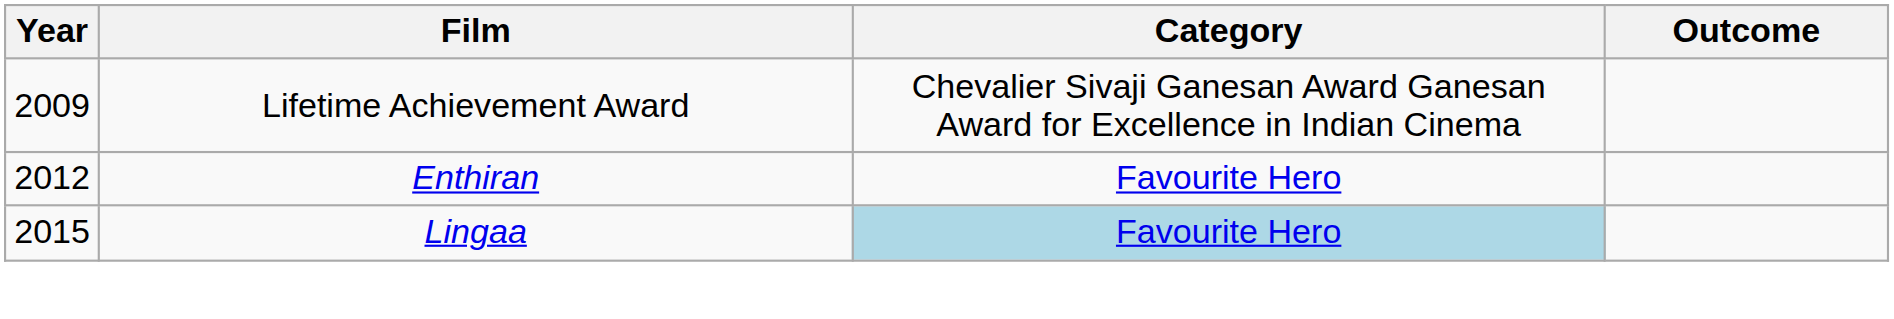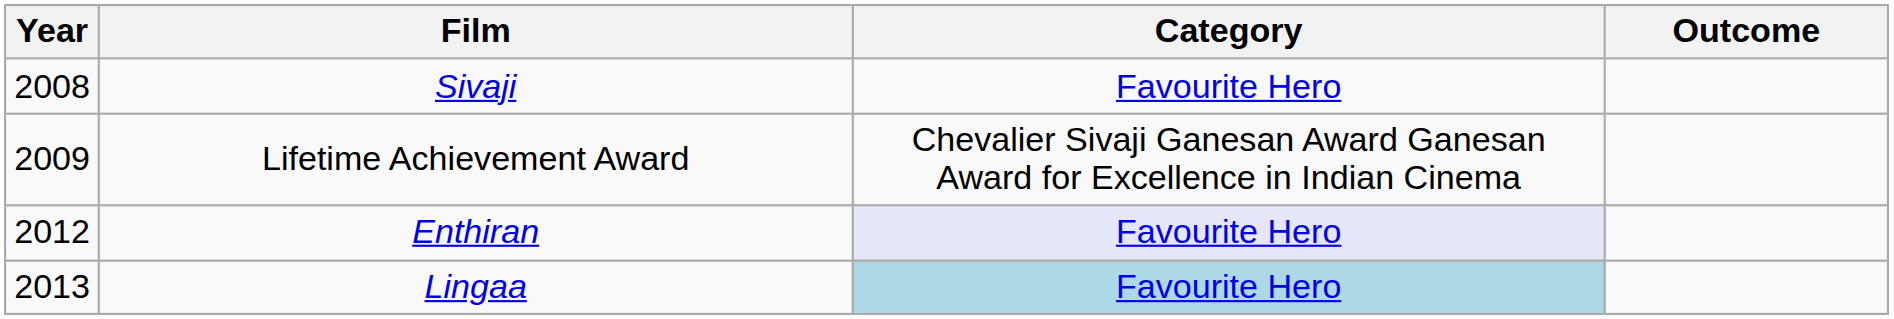+ row: (476, 85)
(1229, 177) no background -> (1229, 232) lavender background
(52, 232) 2015 -> (52, 286) 2013
